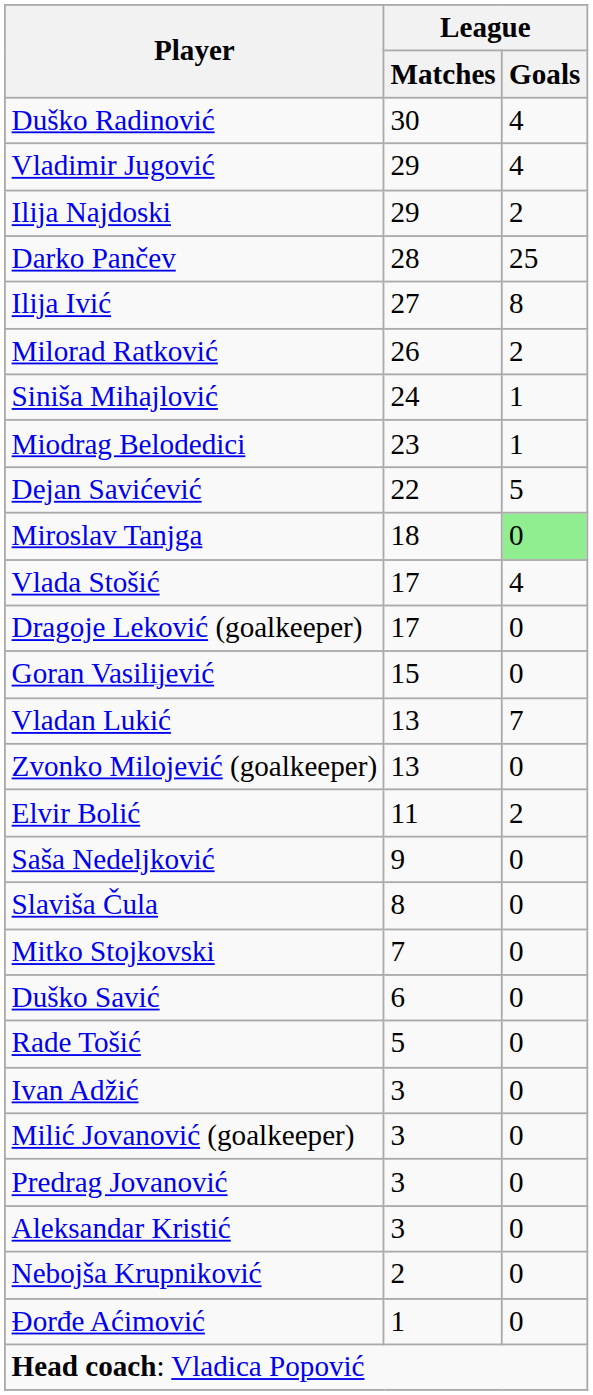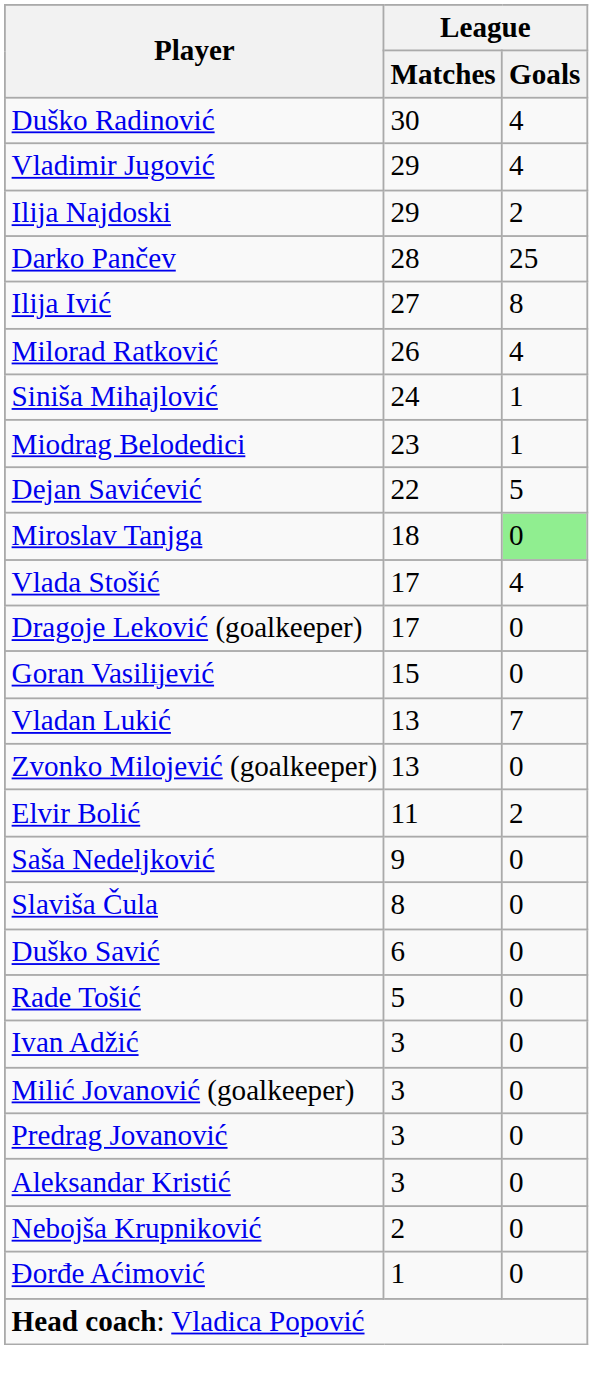(516, 350) 2 -> (516, 350) 4
- row: (113, 951)
